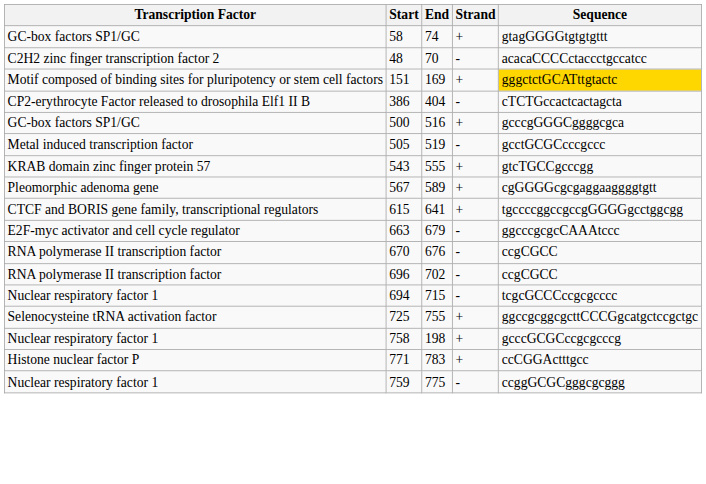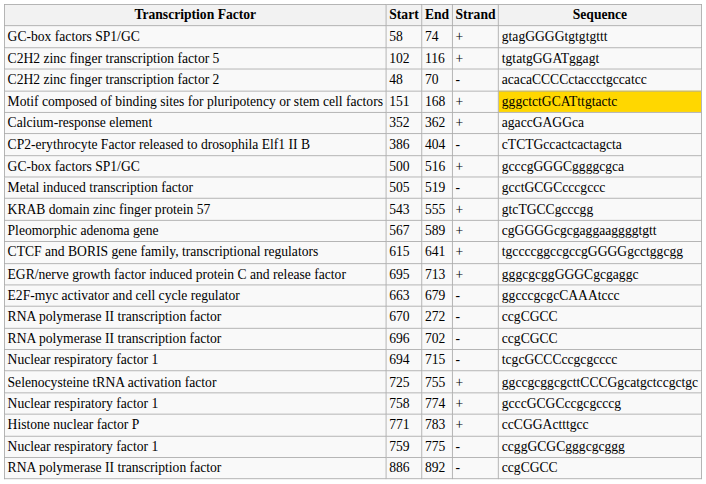+ row: (399, 58)
(435, 79) 169 -> (435, 101) 168
+ row: (399, 123)
+ row: (399, 274)
(435, 252) 676 -> (435, 317) 272
(435, 338) 198 -> (435, 403) 774
+ row: (399, 468)
